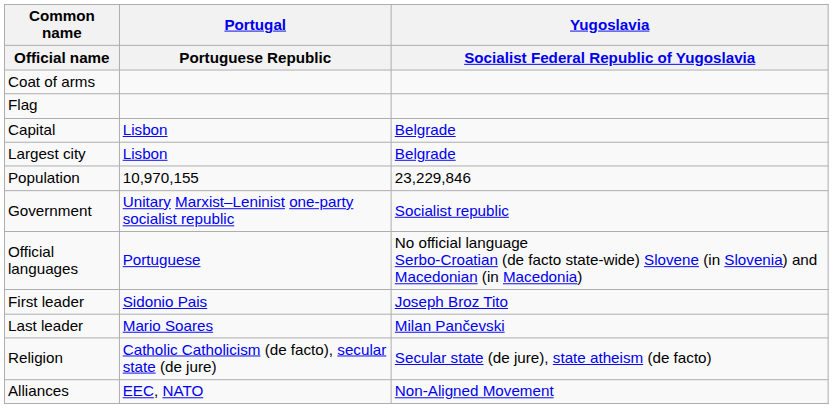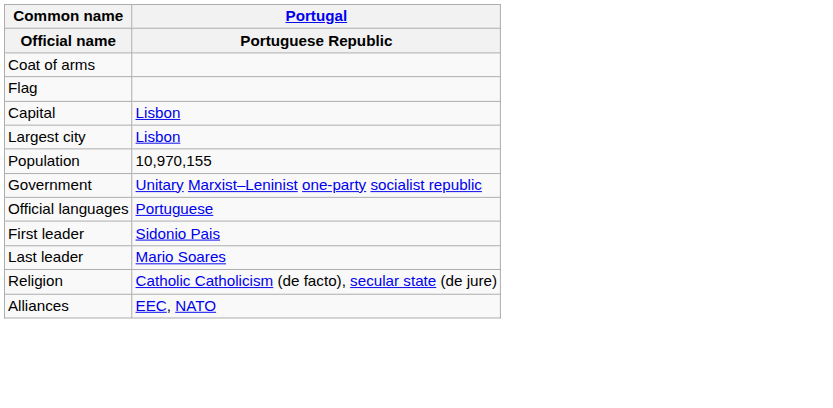- column: (610, 57)
